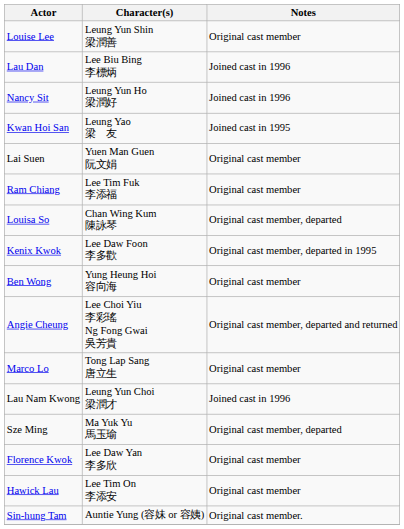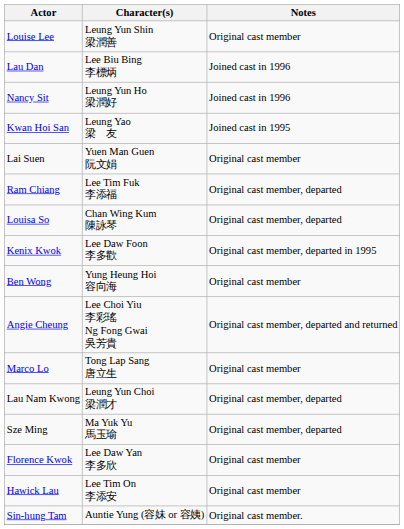(255, 189) Original cast member -> (275, 189) Original cast member, departed
(250, 398) Joined cast in 1996 -> (275, 398) Original cast member, departed
